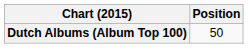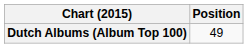(216, 33) 50 -> (216, 33) 49
